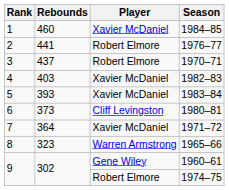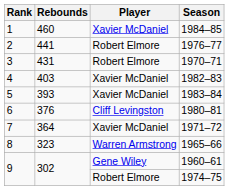(46, 62) 437 -> (46, 62) 431
(46, 111) 373 -> (46, 111) 376
